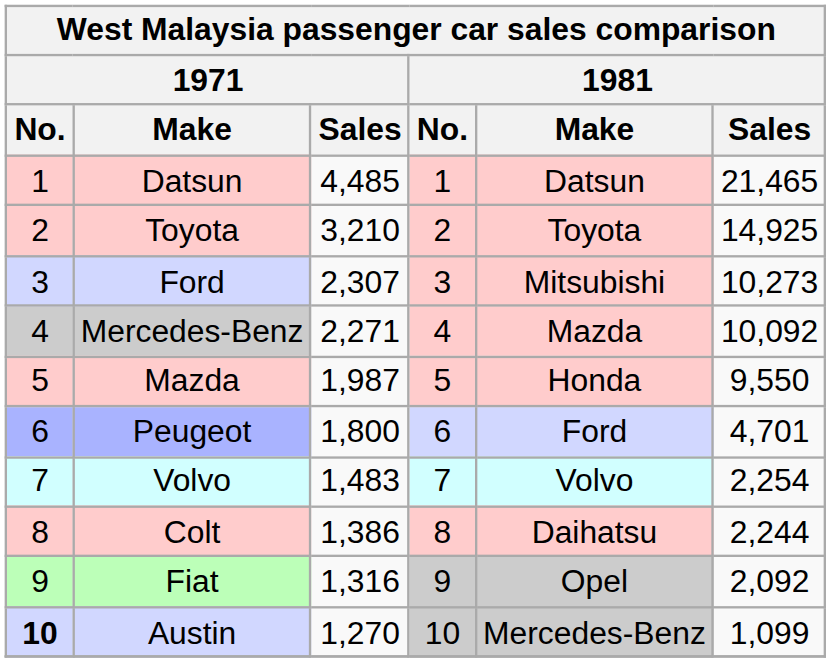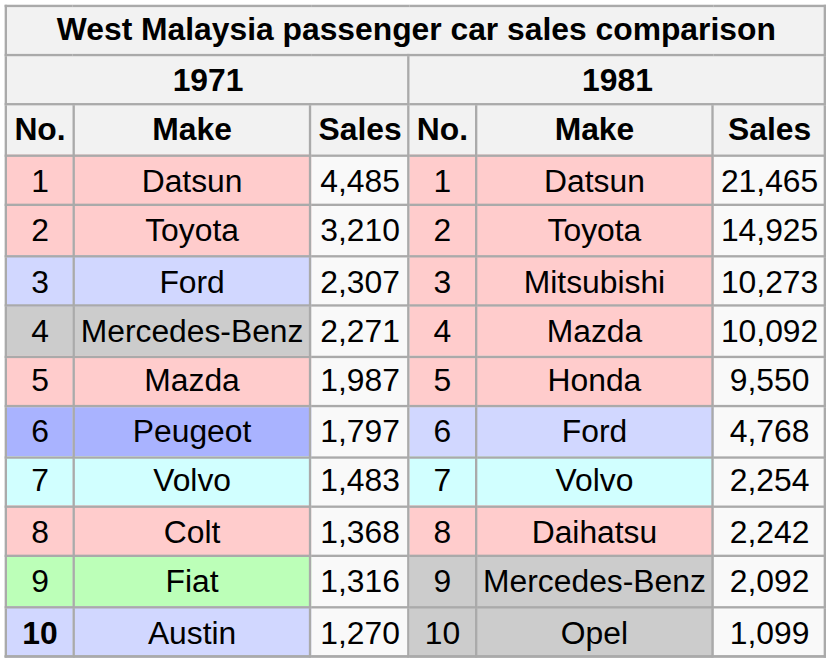(360, 431) 1,800 -> (360, 431) 1,797
(770, 431) 4,701 -> (770, 431) 4,768
(360, 532) 1,386 -> (360, 532) 1,368
(770, 532) 2,244 -> (770, 532) 2,242
(594, 582) Opel -> (594, 582) Mercedes-Benz
(594, 632) Mercedes-Benz -> (594, 632) Opel
